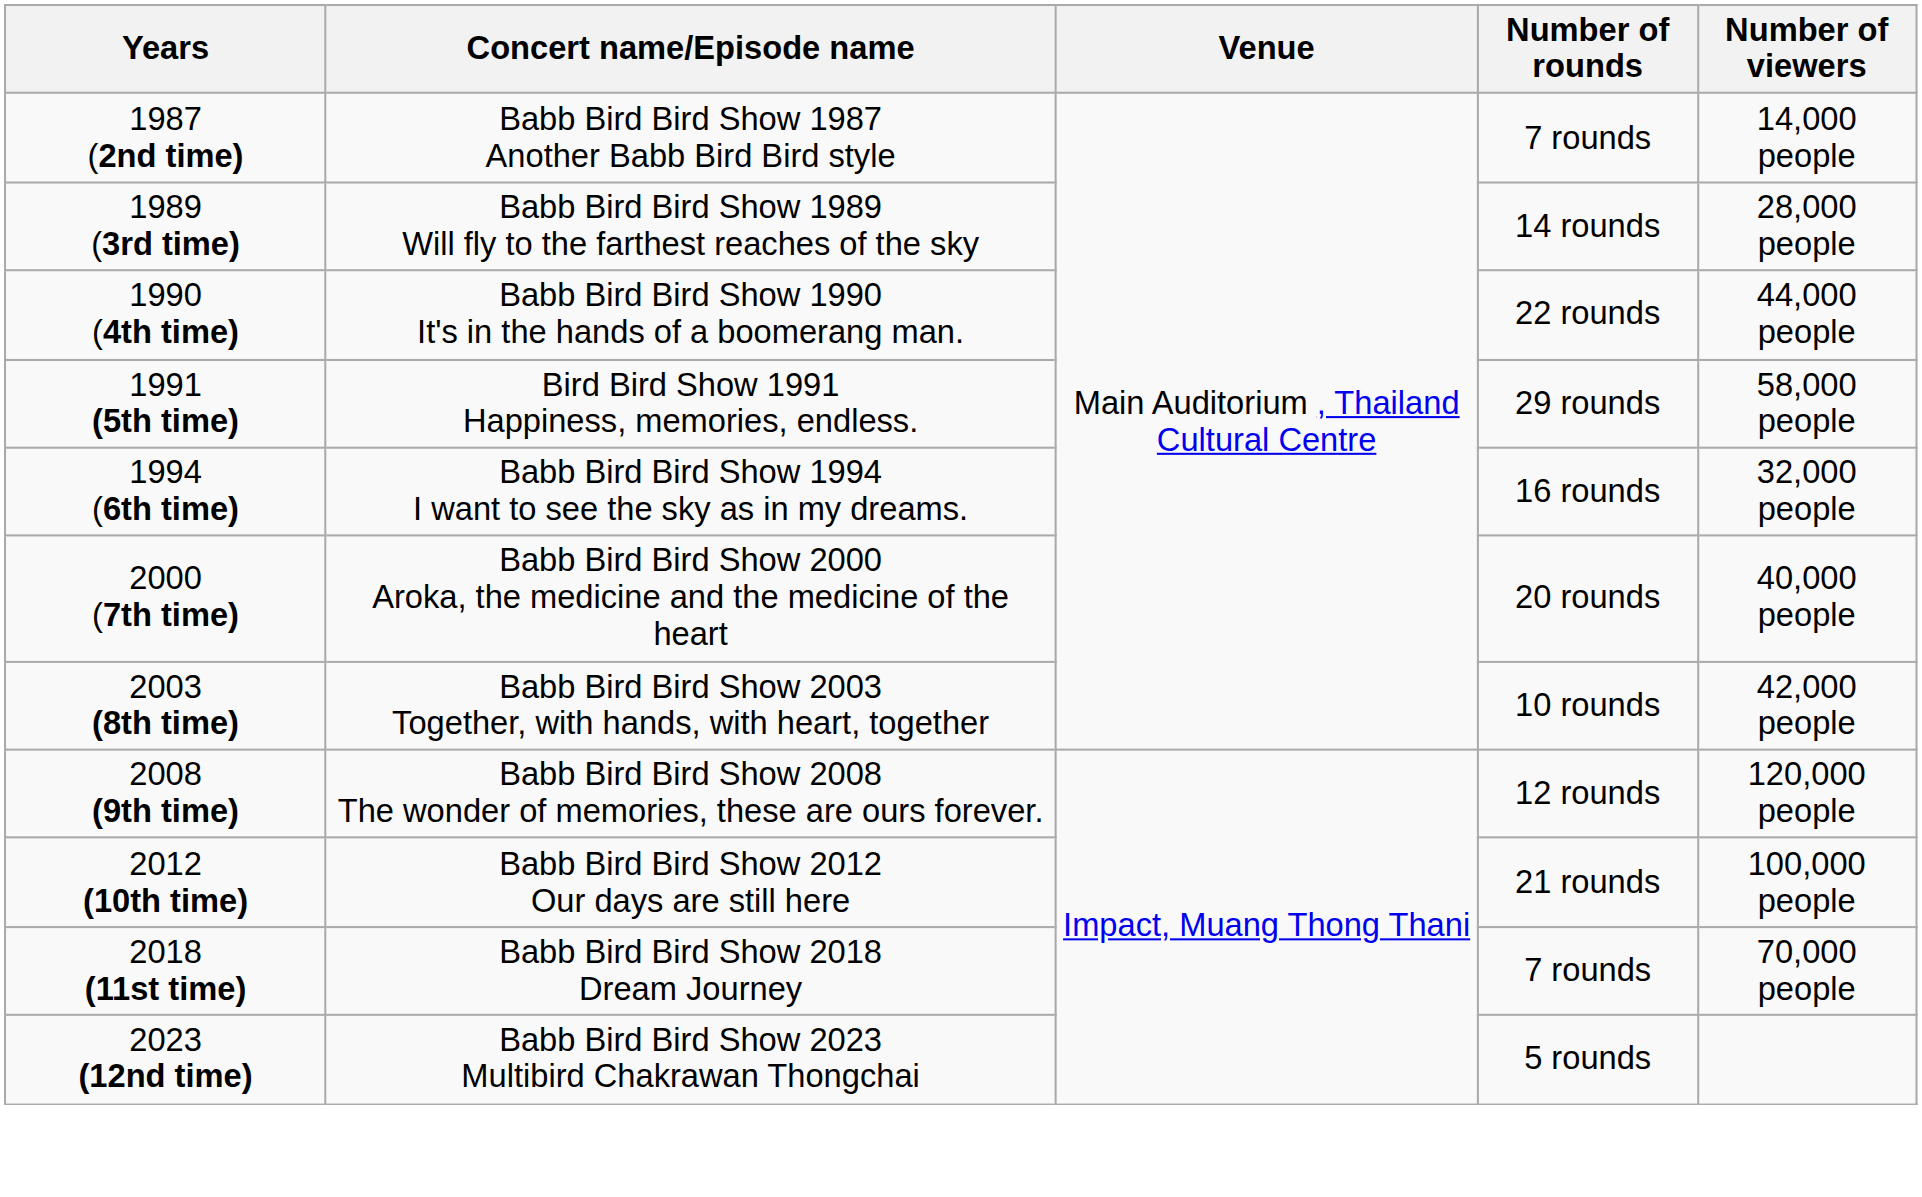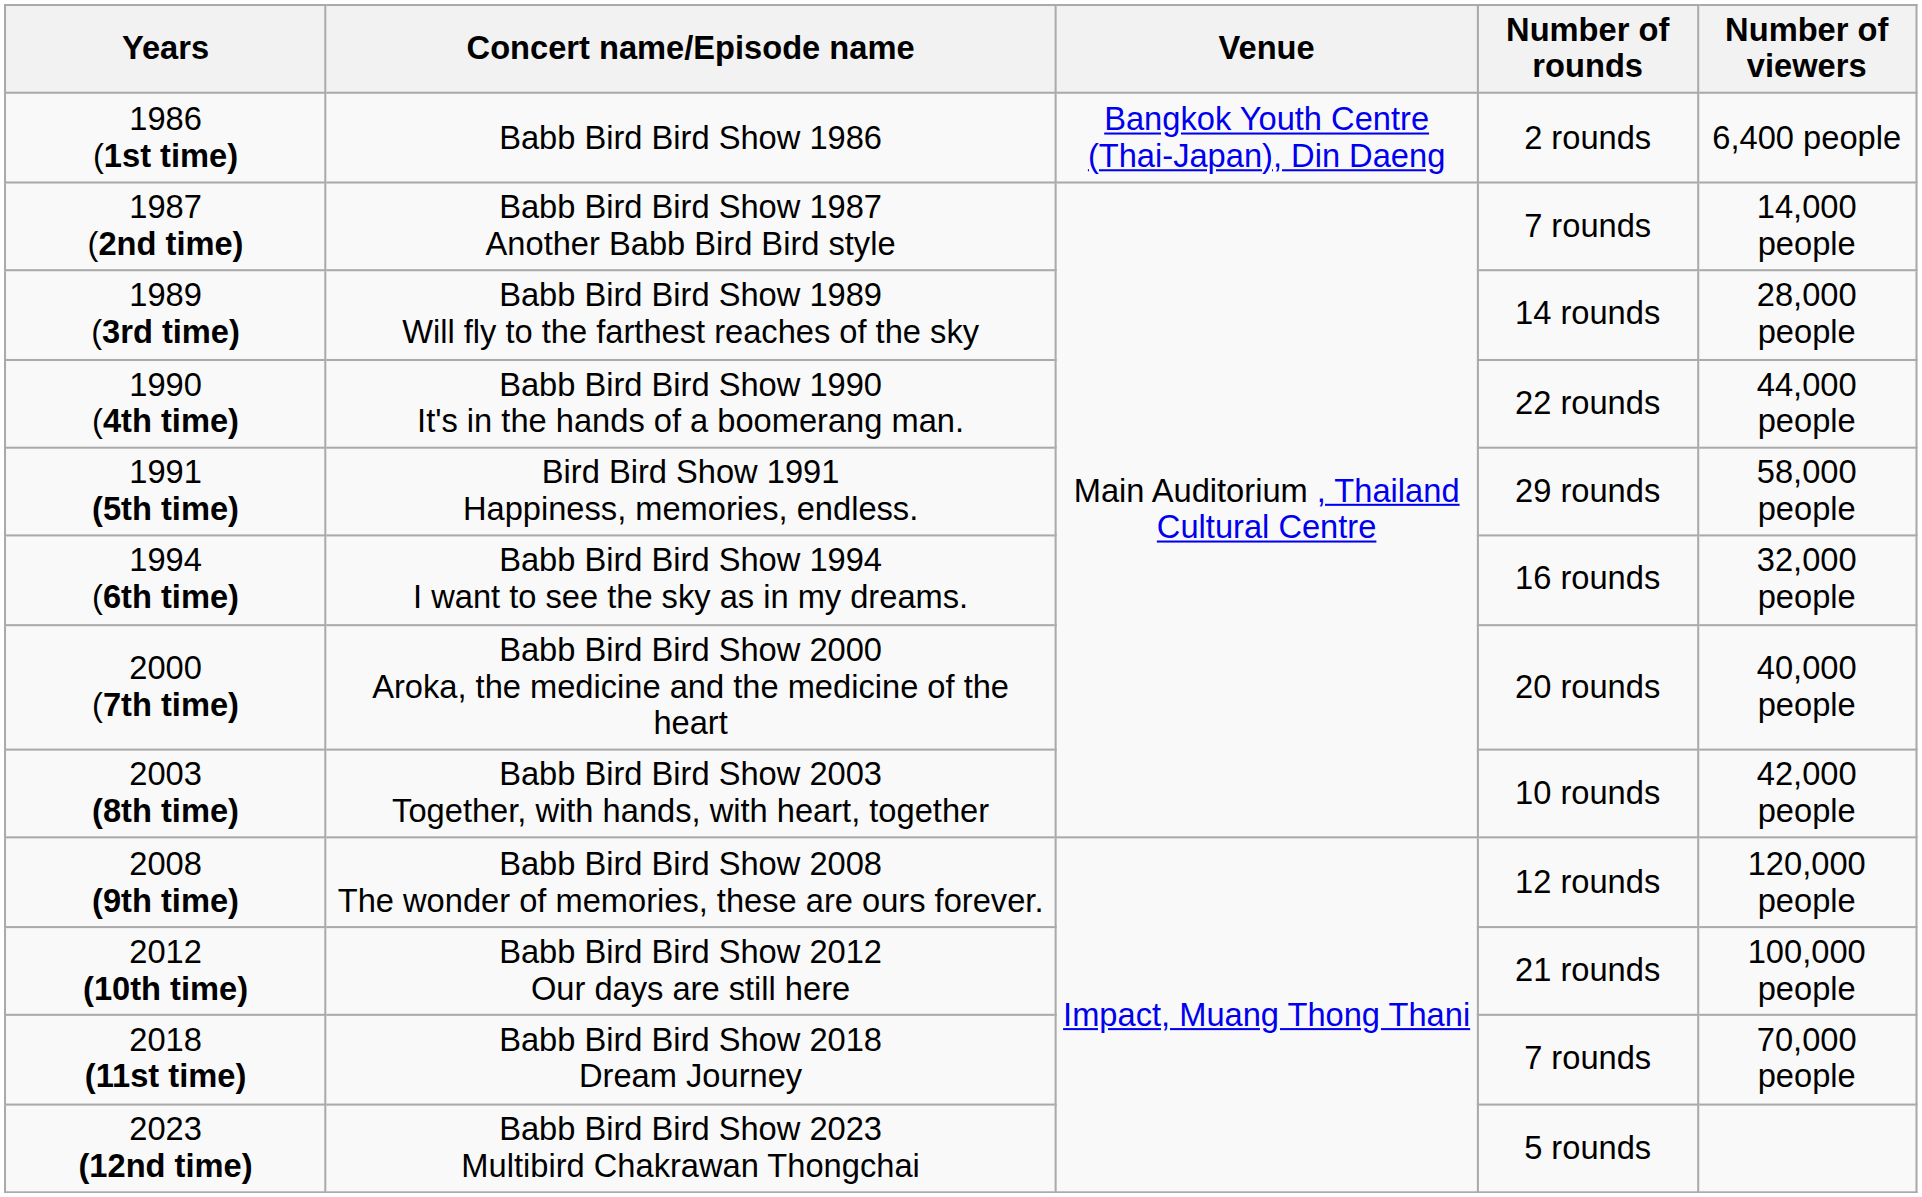+ row: (166, 137)
